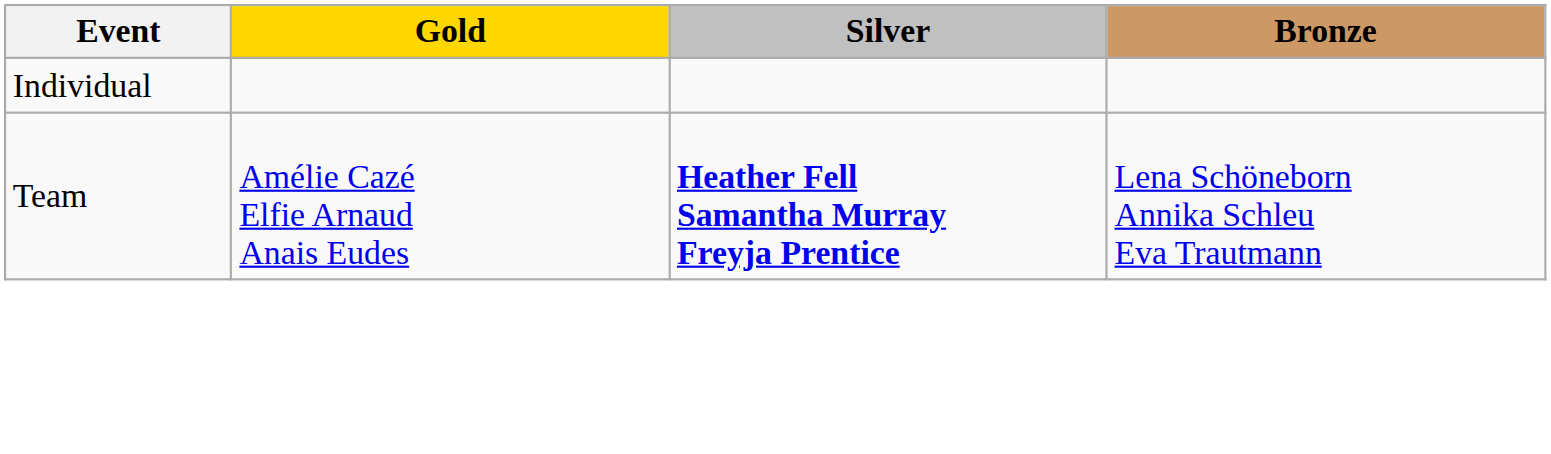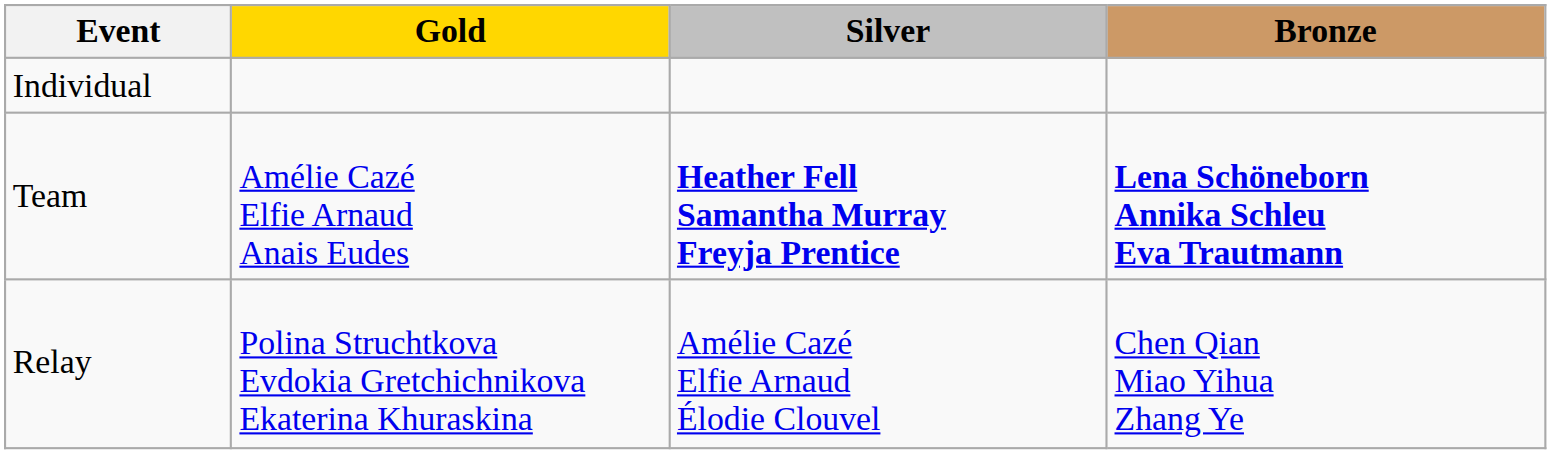(1233, 214) normal -> (1242, 214) bold
+ row: (52, 362)
